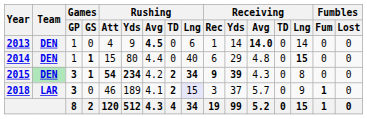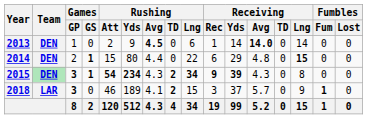(110, 44) 4 -> (110, 44) 2
(74, 59) 1 -> (74, 59) 2
(192, 59) 40 -> (192, 59) 22
(154, 75) 4.2 -> (154, 75) 4.3
(192, 91) lavender background -> (192, 91) no background
